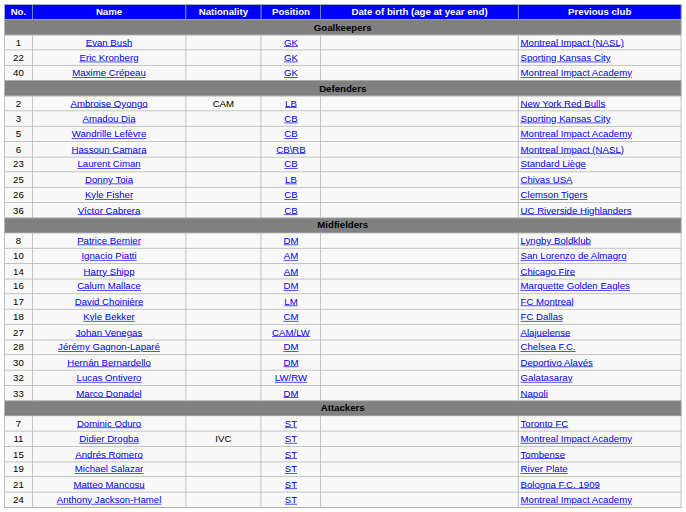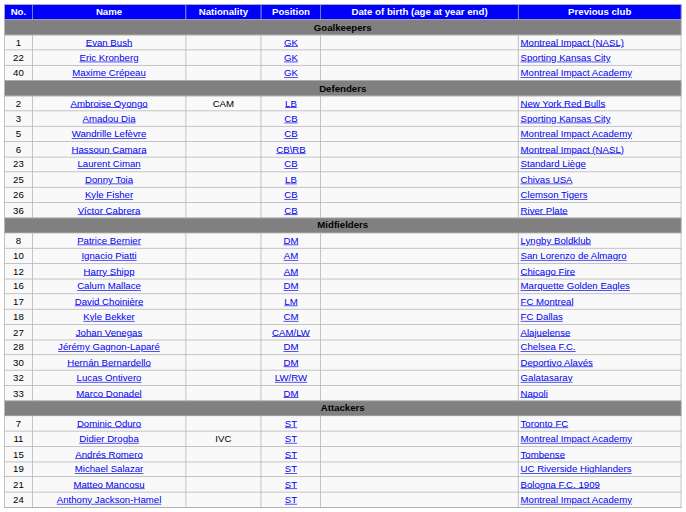(576, 210) UC Riverside Highlanders -> (544, 210) River Plate
(18, 271) 14 -> (18, 271) 12
(544, 470) River Plate -> (576, 470) UC Riverside Highlanders
